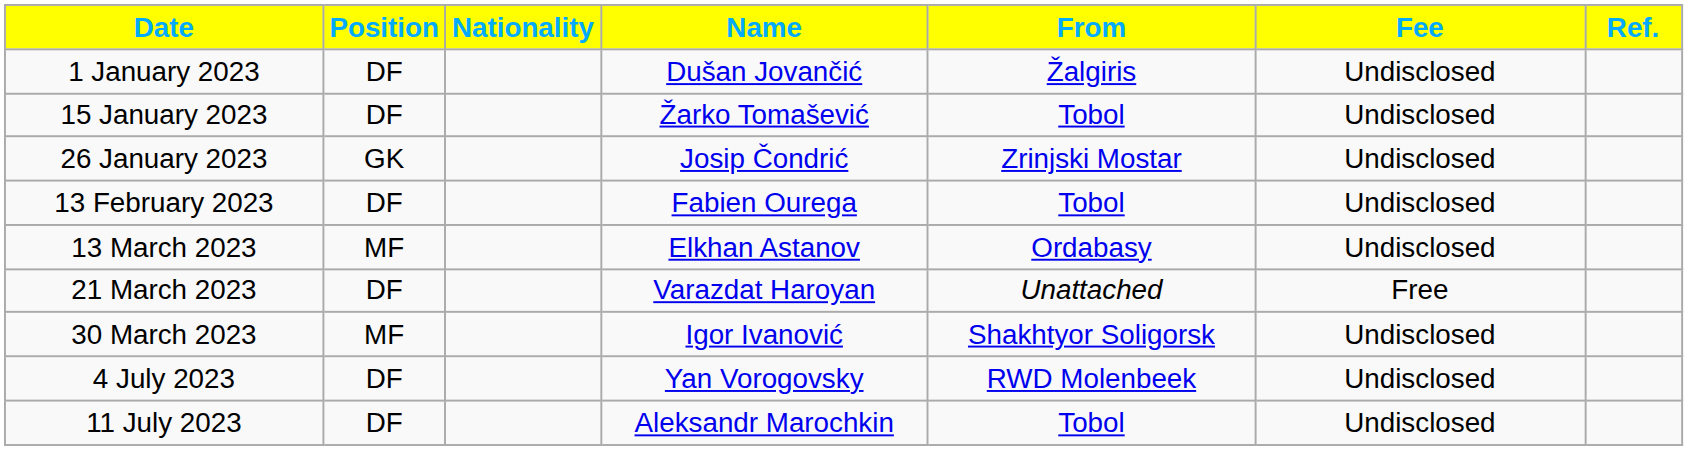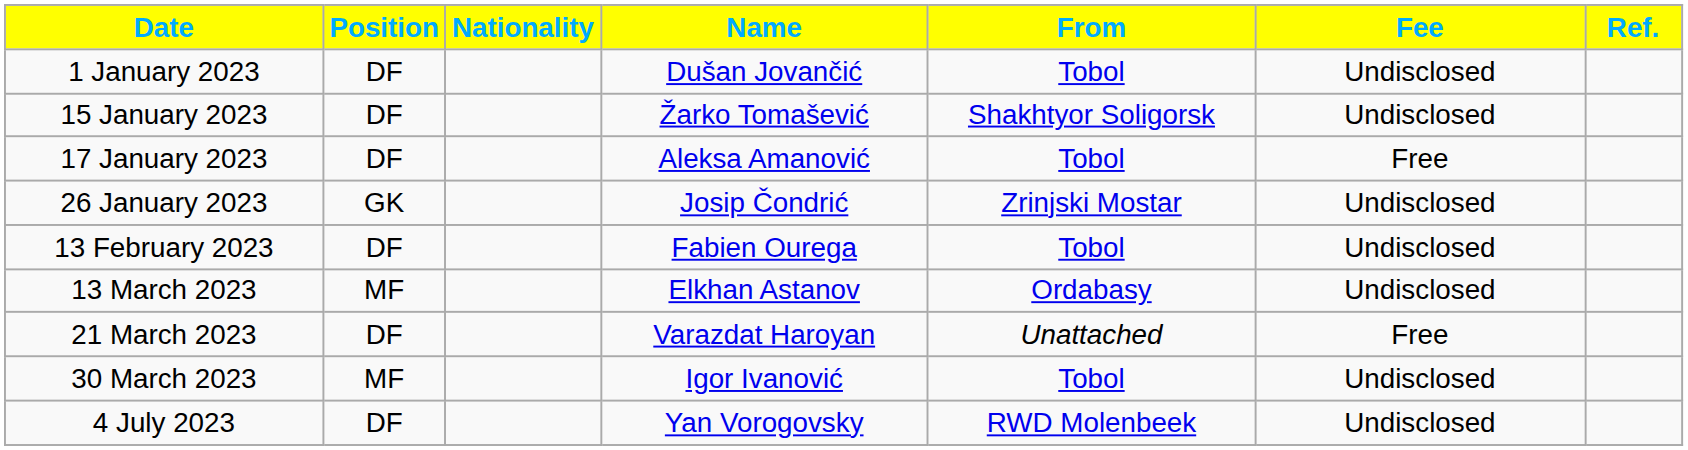(1091, 71) Žalgiris -> (1091, 71) Tobol
(1091, 115) Tobol -> (1091, 115) Shakhtyor Soligorsk
+ row: (164, 159)
(1091, 335) Shakhtyor Soligorsk -> (1091, 379) Tobol
- row: (164, 422)
